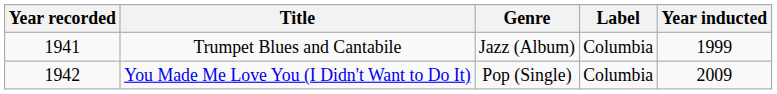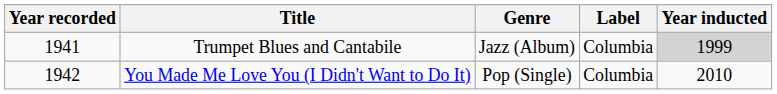(714, 46) no background -> (714, 46) lightgrey background
(714, 74) 2009 -> (714, 74) 2010
